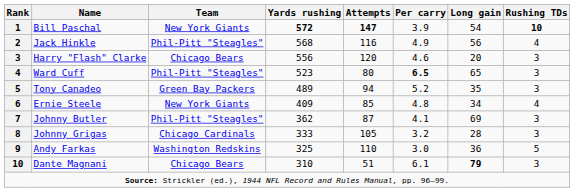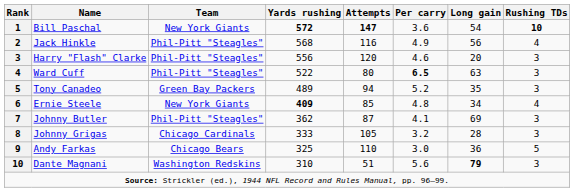(421, 27) 3.9 -> (421, 27) 3.6
(207, 58) Chicago Bears -> (207, 58) Phil-Pitt "Steagles"
(305, 73) 523 -> (305, 73) 522
(476, 73) 65 -> (476, 73) 63
(305, 104) normal -> (305, 104) bold
(207, 149) Washington Redskins -> (207, 149) Chicago Bears
(207, 165) Chicago Bears -> (207, 165) Washington Redskins
(421, 165) 6.1 -> (421, 165) 5.6
